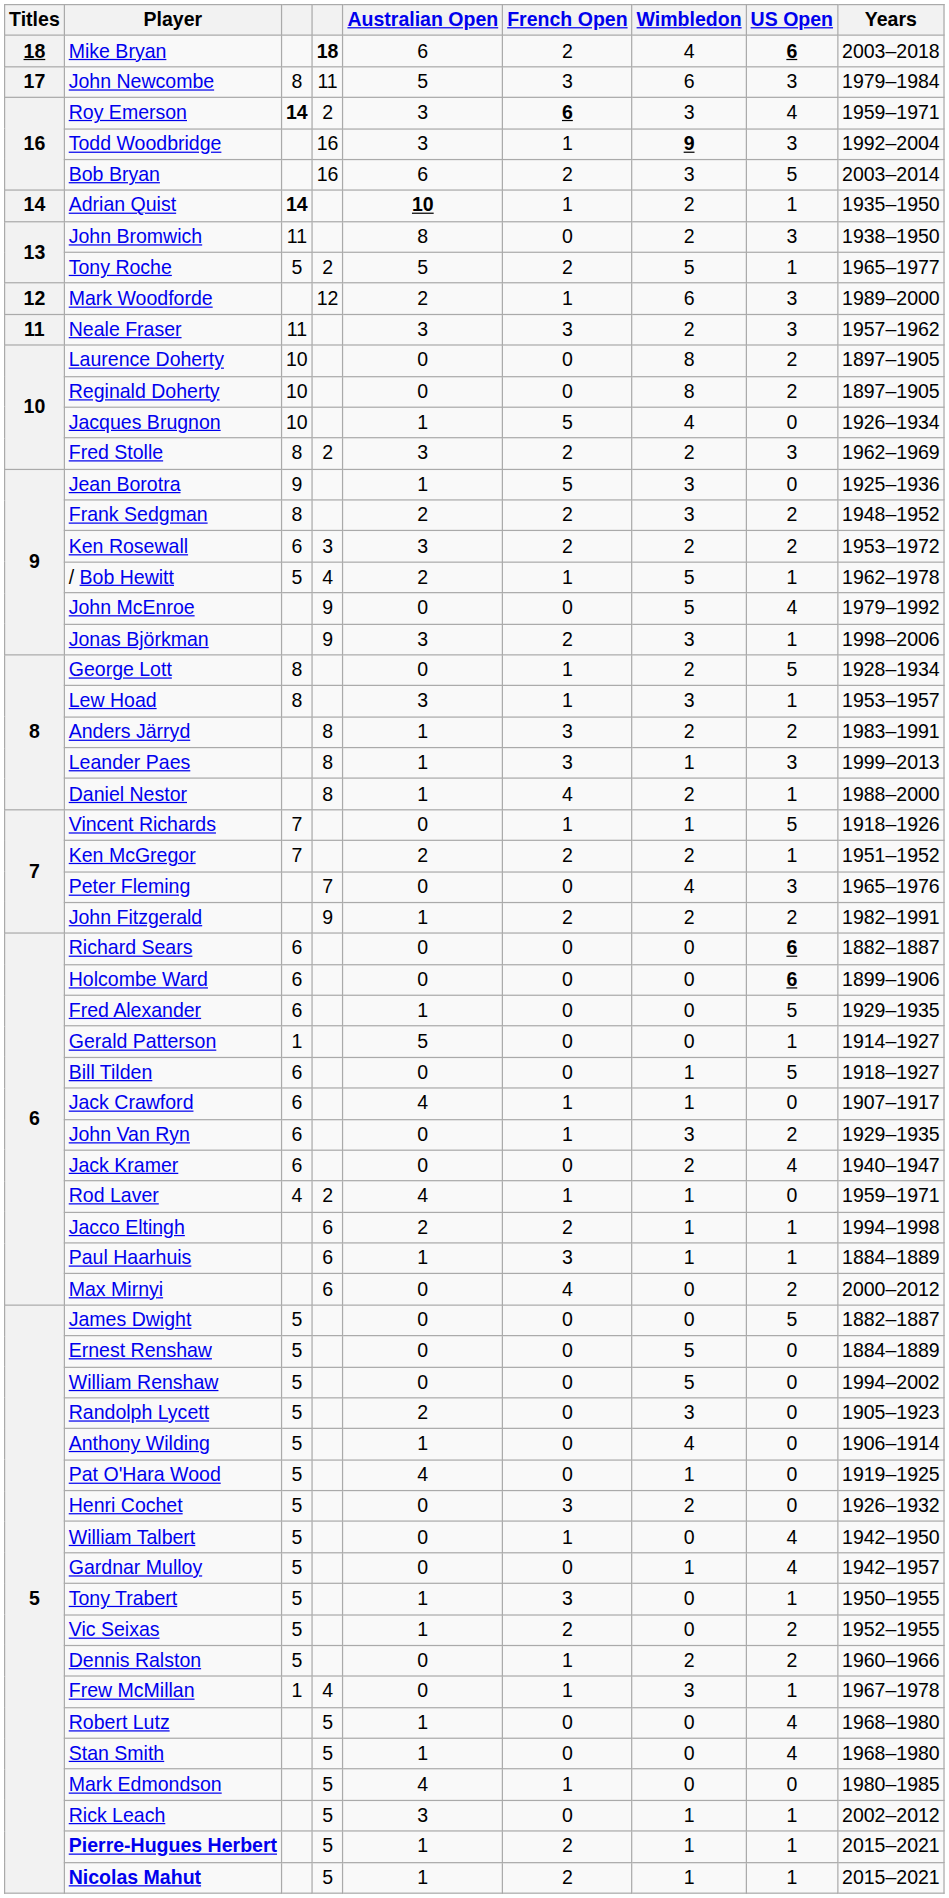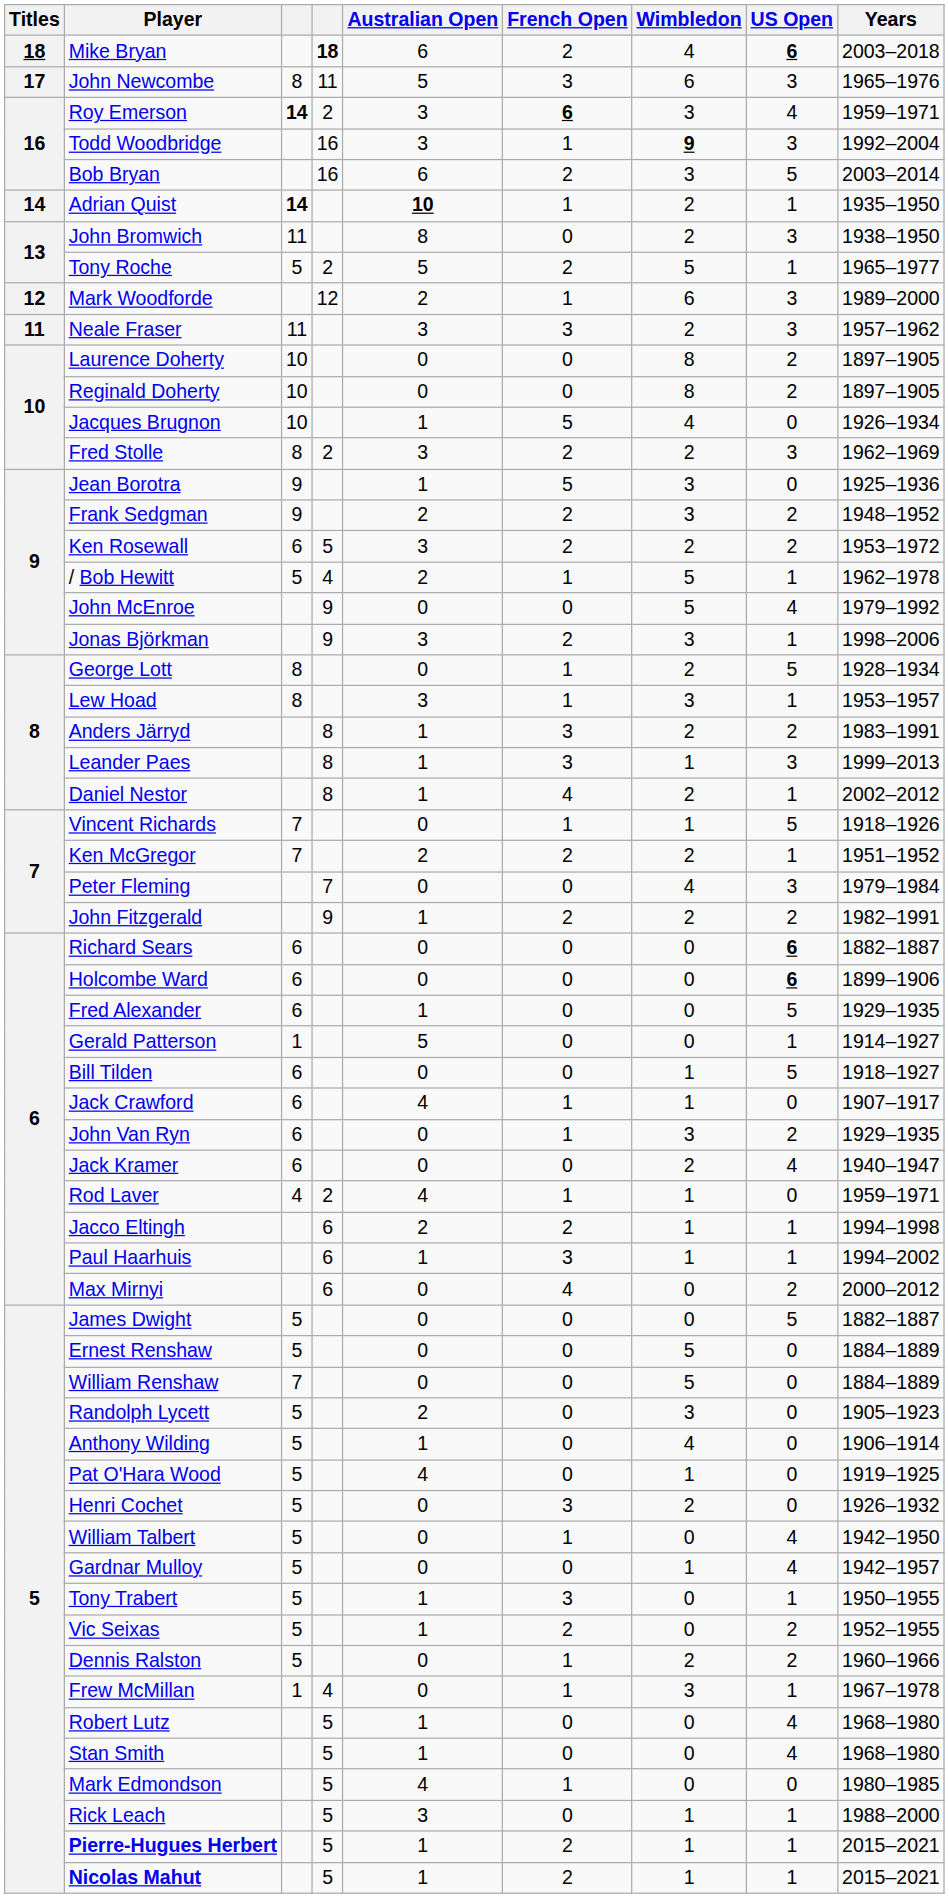(891, 81) 1979–1984 -> (891, 81) 1965–1976
(297, 515) 8 -> (297, 515) 9
(328, 546) 3 -> (328, 546) 5
(891, 793) 1988–2000 -> (891, 793) 2002–2012
(891, 886) 1965–1976 -> (891, 886) 1979–1984
(891, 1258) 1884–1889 -> (891, 1258) 1994–2002
(297, 1382) 5 -> (297, 1382) 7
(891, 1382) 1994–2002 -> (891, 1382) 1884–1889
(891, 1815) 2002–2012 -> (891, 1815) 1988–2000
